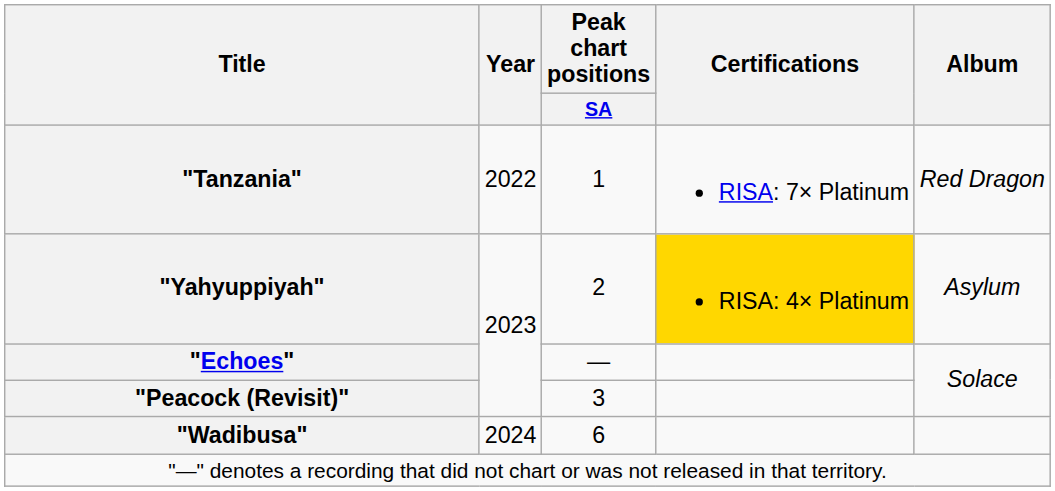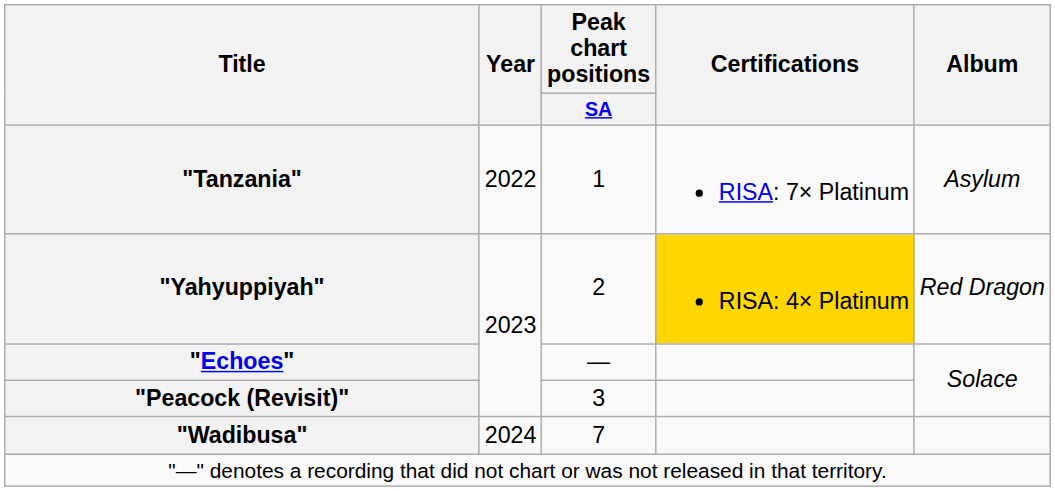(982, 179) Red Dragon -> (982, 179) Asylum
(982, 288) Asylum -> (982, 288) Red Dragon
(599, 435) 6 -> (599, 435) 7
